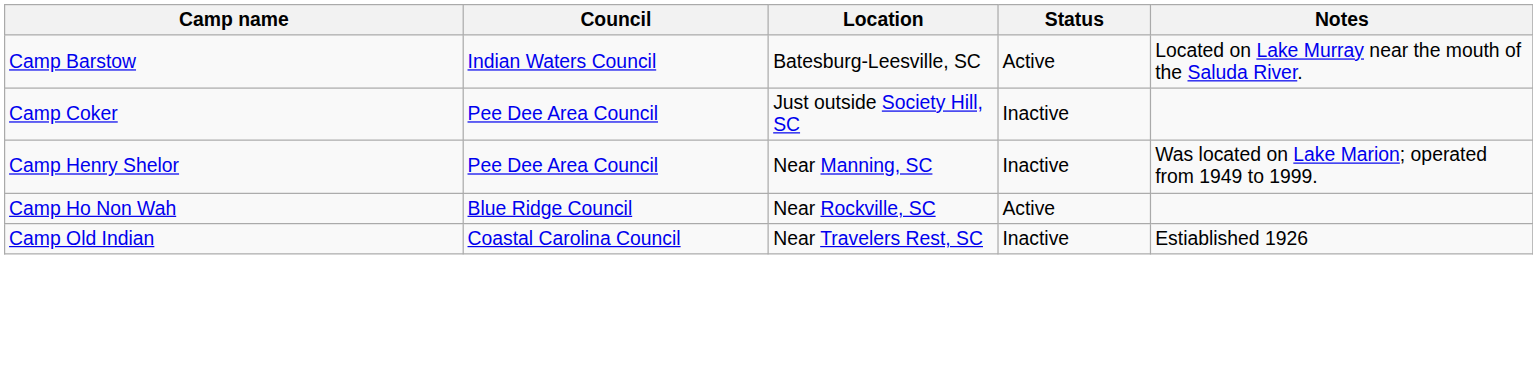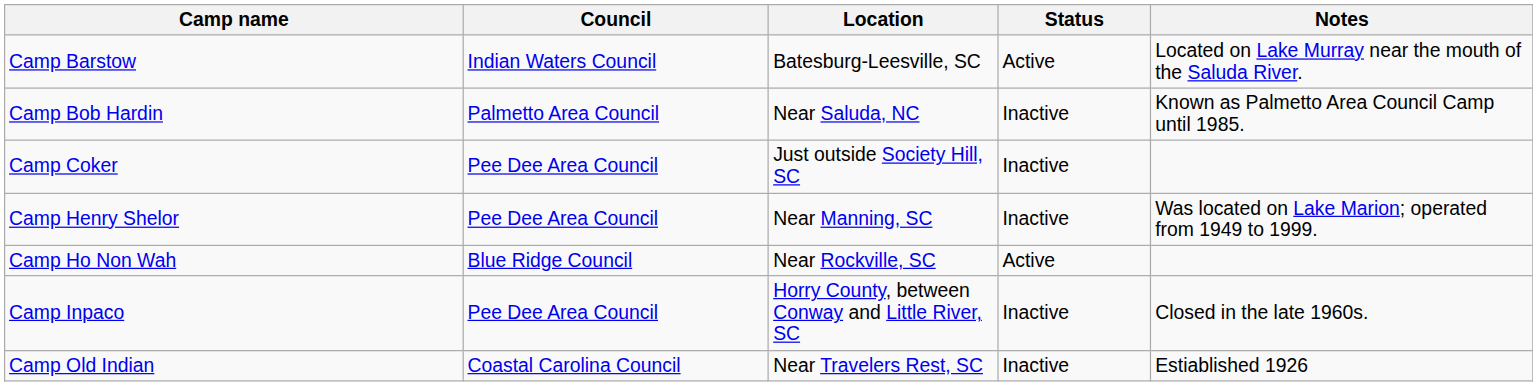+ row: (86, 113)
+ row: (67, 312)
